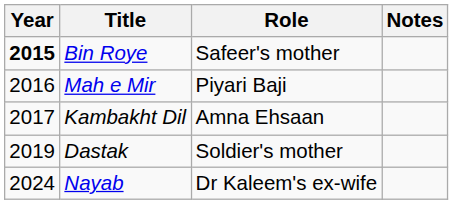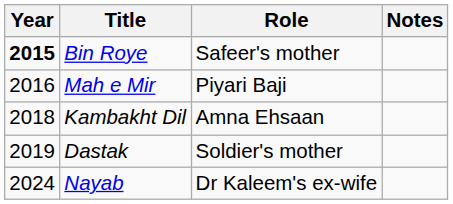(32, 118) 2017 -> (32, 118) 2018
